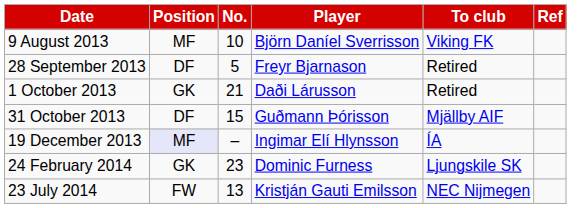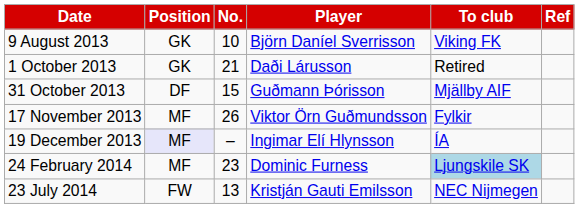(184, 41) MF -> (180, 41) GK
- row: (77, 66)
+ row: (75, 116)
(184, 166) GK -> (180, 166) MF
(474, 166) no background -> (482, 166) lightblue background
